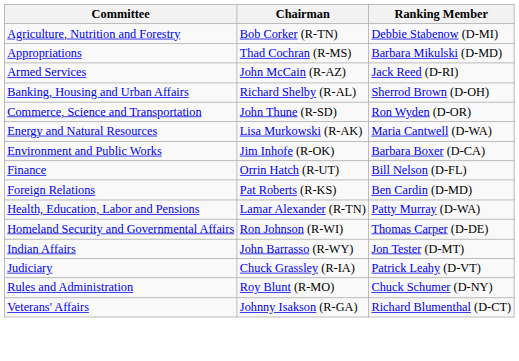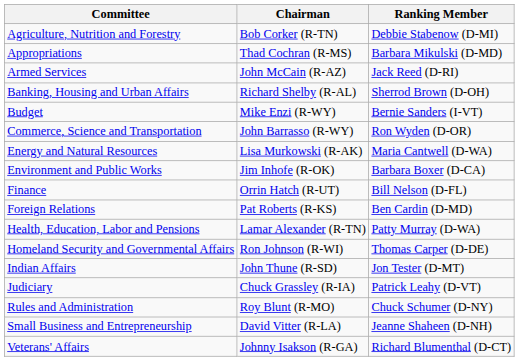+ row: (25, 111)
(288, 111) John Thune (R-SD) -> (297, 131) John Barrasso (R-WY)
(297, 248) John Barrasso (R-WY) -> (288, 268) John Thune (R-SD)
+ row: (99, 326)
